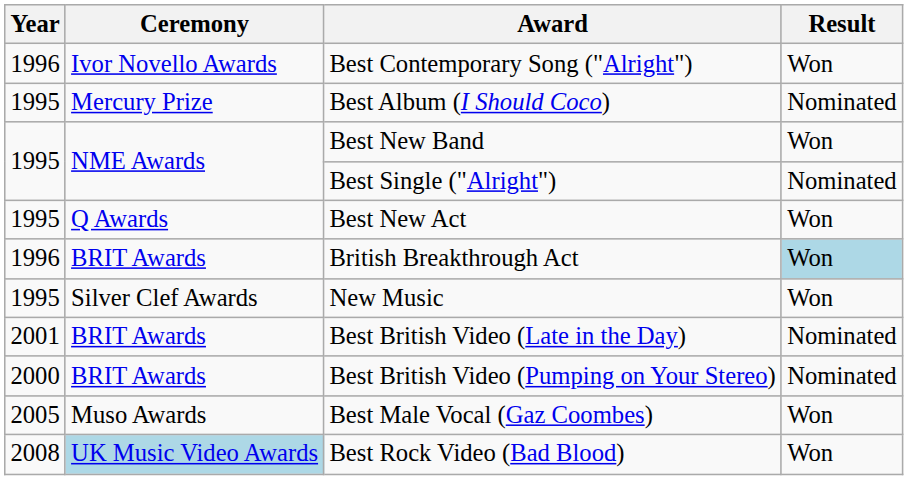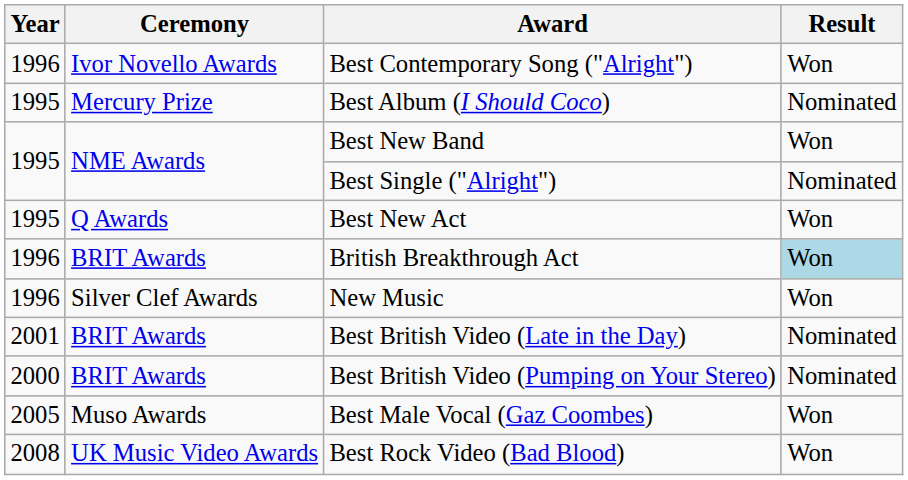(35, 297) 1995 -> (35, 297) 1996
(195, 453) lightblue background -> (195, 453) no background
